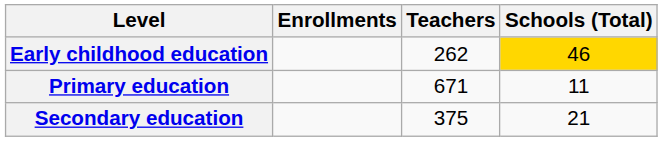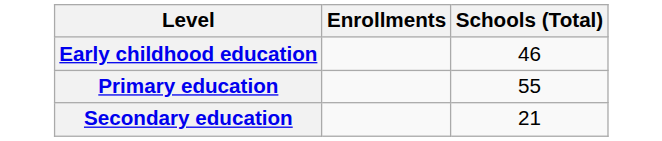- column: (451, 20)
(579, 53) gold background -> (529, 53) no background
(579, 86) 11 -> (529, 86) 55
